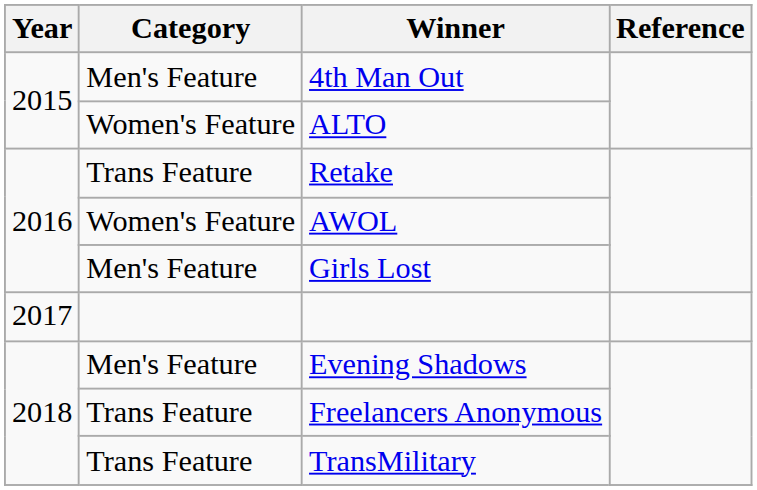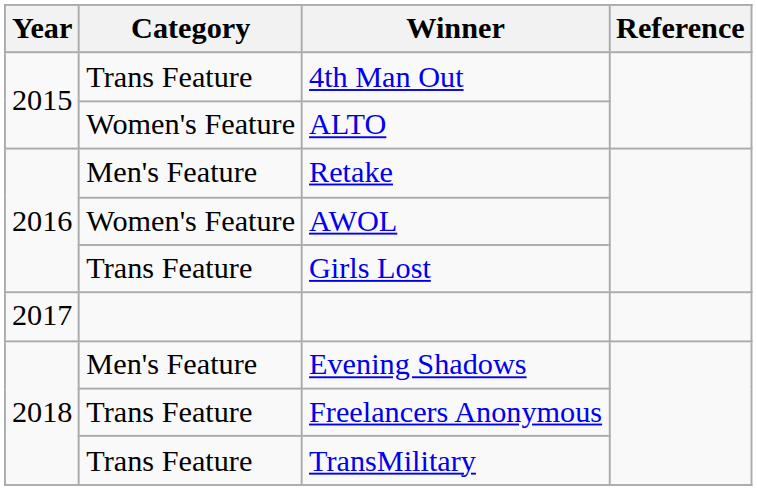(172, 76) Men's Feature -> (169, 76) Trans Feature
(169, 172) Trans Feature -> (172, 172) Men's Feature
(172, 268) Men's Feature -> (169, 268) Trans Feature
